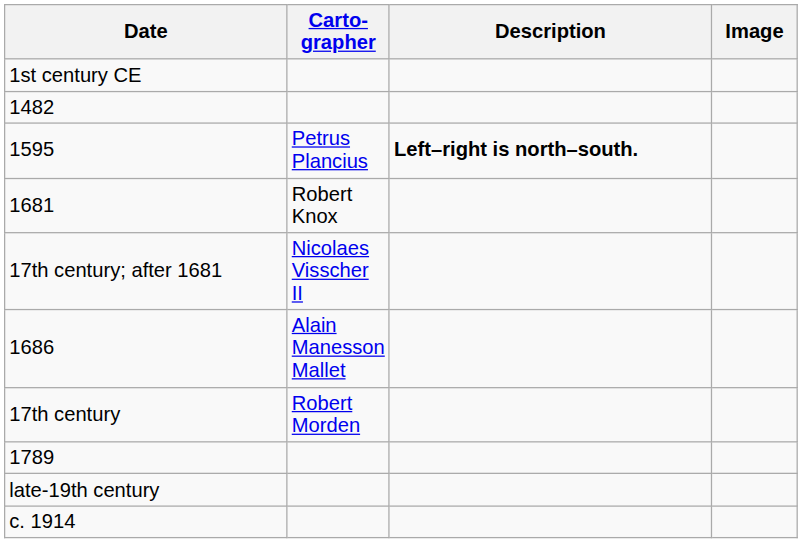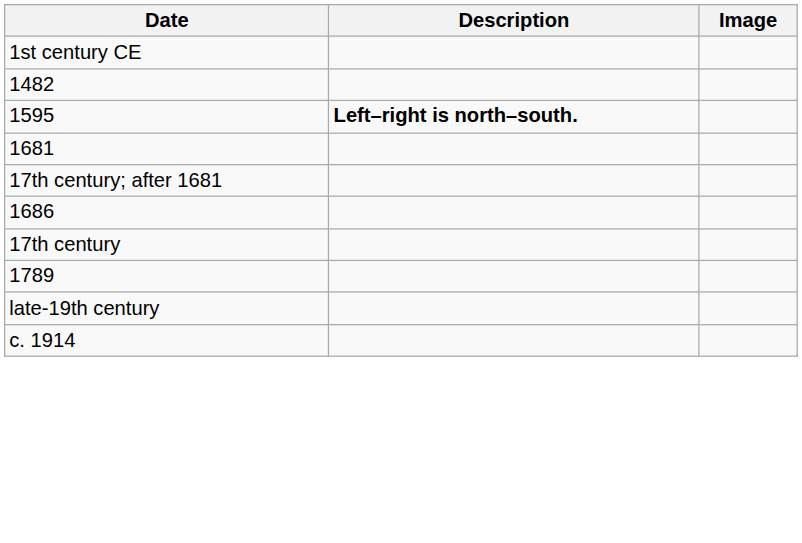- column: (338, 31)
